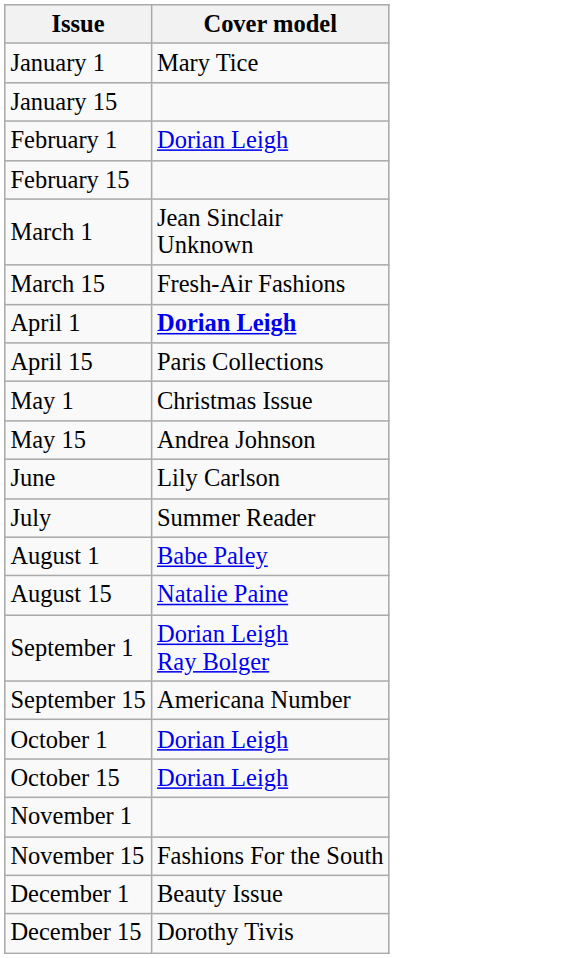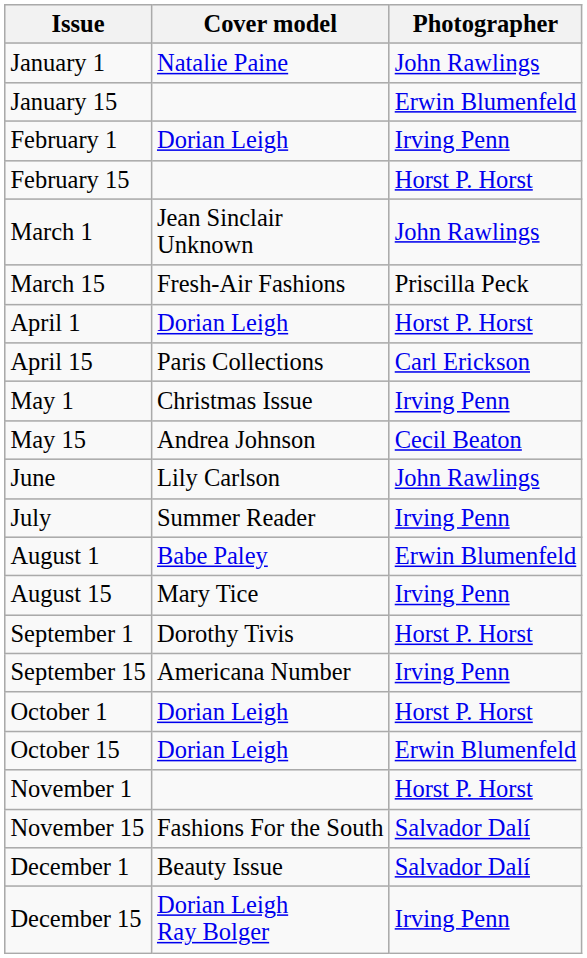+ column: (485, 23)
(208, 62) Mary Tice -> (223, 62) Natalie Paine
(227, 323) bold -> (223, 323) normal
(223, 594) Natalie Paine -> (208, 594) Mary Tice
(223, 647) Dorian Leigh Ray Bolger -> (225, 633) Dorothy Tivis
(225, 933) Dorothy Tivis -> (223, 919) Dorian Leigh Ray Bolger
